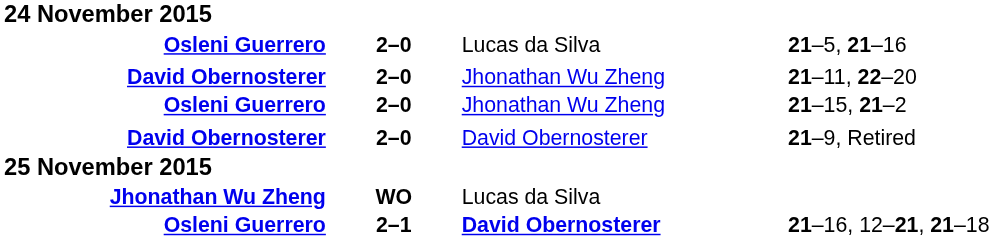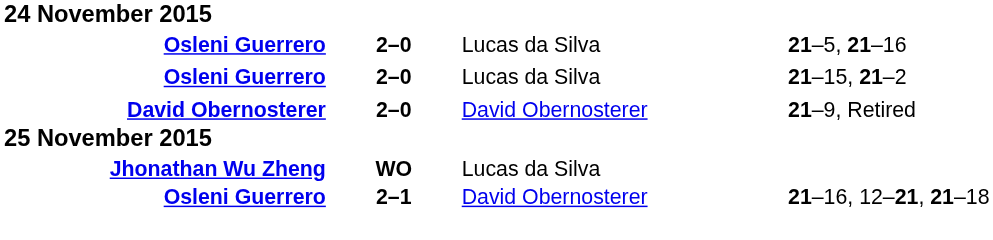- row: (226, 77)
(563, 105) Jhonathan Wu Zheng -> (531, 77) Lucas da Silva
(561, 225) bold -> (555, 197) normal
